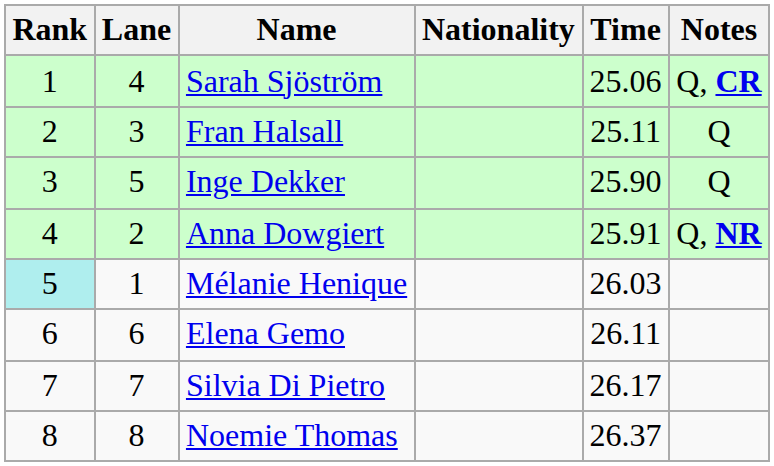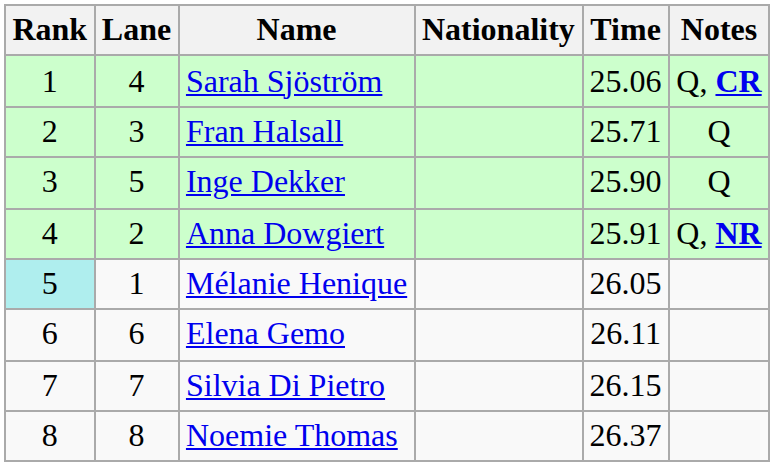(626, 131) 25.11 -> (626, 131) 25.71
(626, 283) 26.03 -> (626, 283) 26.05
(626, 385) 26.17 -> (626, 385) 26.15
